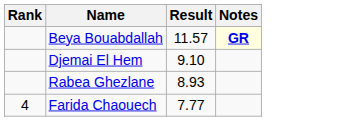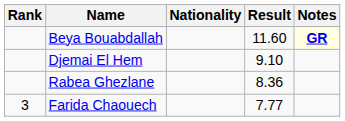+ column: (205, 15)
(191, 37) 11.57 -> (269, 37) 11.60
(191, 82) 8.93 -> (269, 82) 8.36
(25, 104) 4 -> (25, 104) 3
